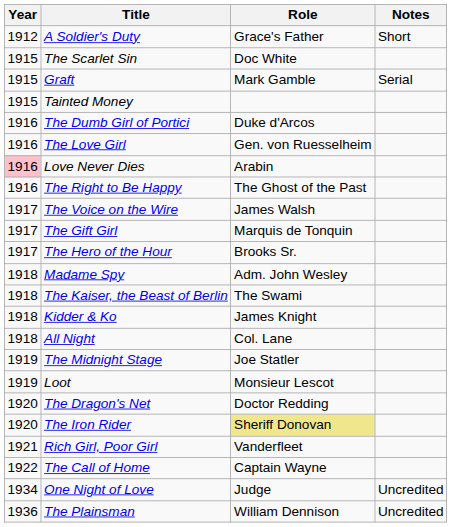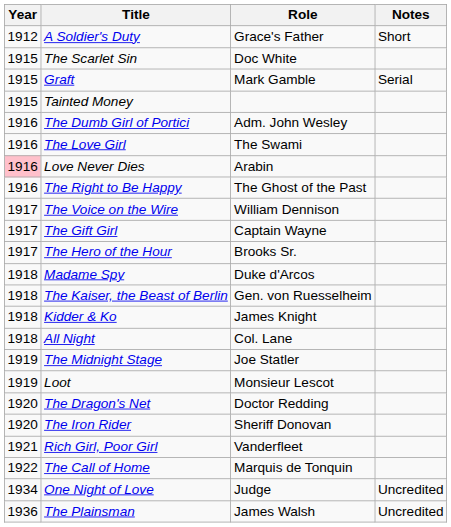(274, 123) Duke d'Arcos -> (291, 123) Adm. John Wesley
(303, 144) Gen. von Ruesselheim -> (268, 144) The Swami
(275, 209) James Walsh -> (287, 209) William Dennison
(293, 230) Marquis de Tonquin -> (280, 230) Captain Wayne
(291, 274) Adm. John Wesley -> (274, 274) Duke d'Arcos
(268, 295) The Swami -> (303, 295) Gen. von Ruesselheim
(283, 425) khaki background -> (283, 425) no background
(280, 468) Captain Wayne -> (293, 468) Marquis de Tonquin
(287, 511) William Dennison -> (275, 511) James Walsh
